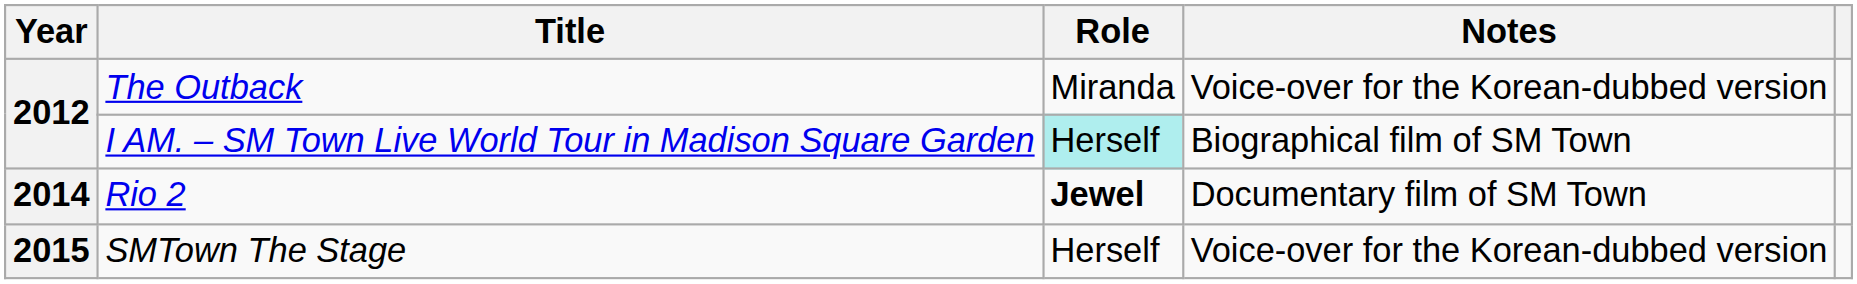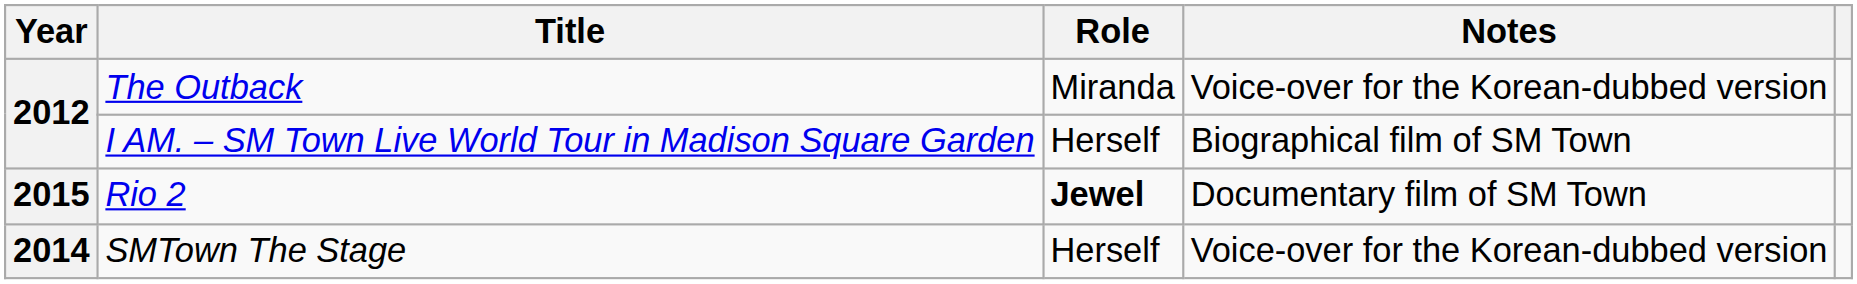(1105, 140) paleturquoise background -> (1105, 140) no background
(51, 195) 2014 -> (51, 195) 2015
(51, 250) 2015 -> (51, 250) 2014
